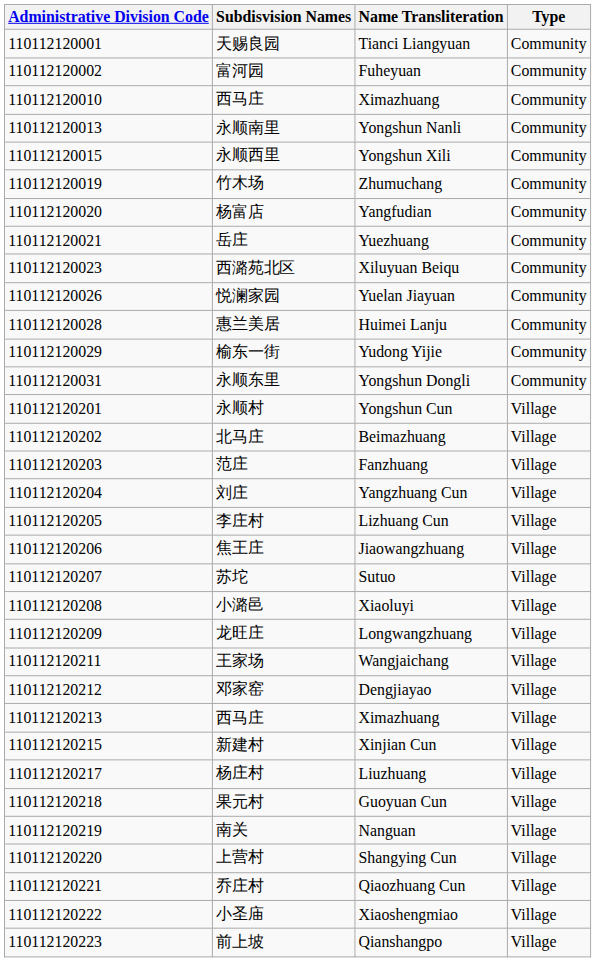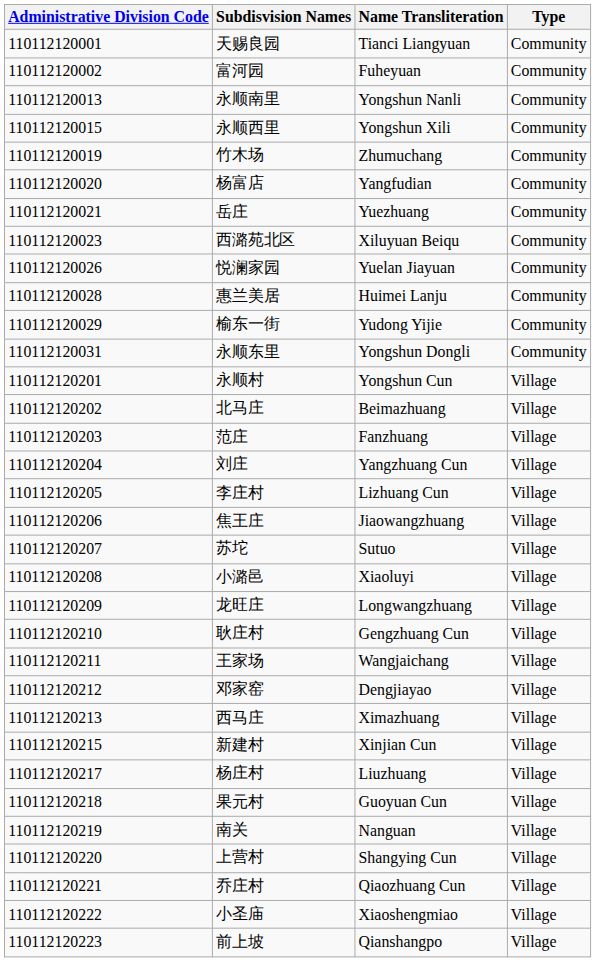- row: (55, 99)
+ row: (55, 633)
